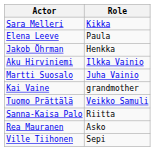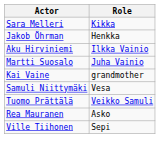- row: (32, 37)
+ row: (47, 88)
- row: (44, 114)
